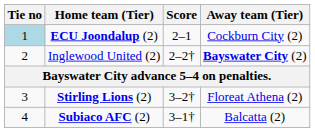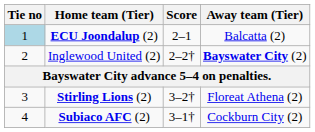(255, 35) Cockburn City (2) -> (255, 35) Balcatta (2)
(255, 117) Balcatta (2) -> (255, 117) Cockburn City (2)
